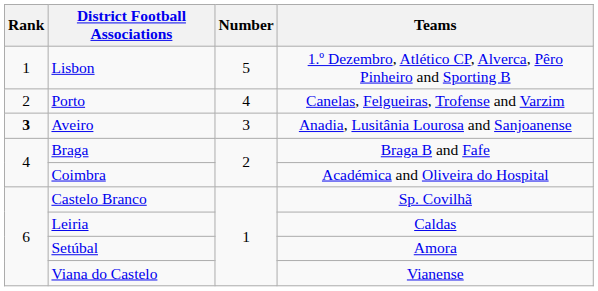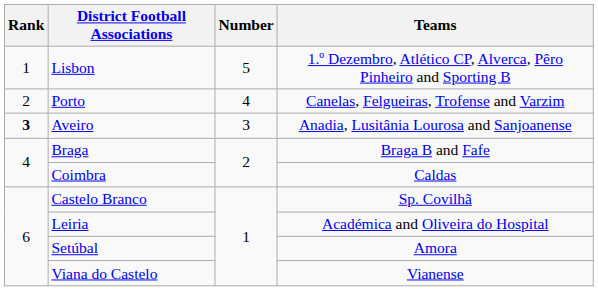(435, 174) Académica and Oliveira do Hospital -> (435, 174) Caldas
(435, 224) Caldas -> (435, 224) Académica and Oliveira do Hospital
